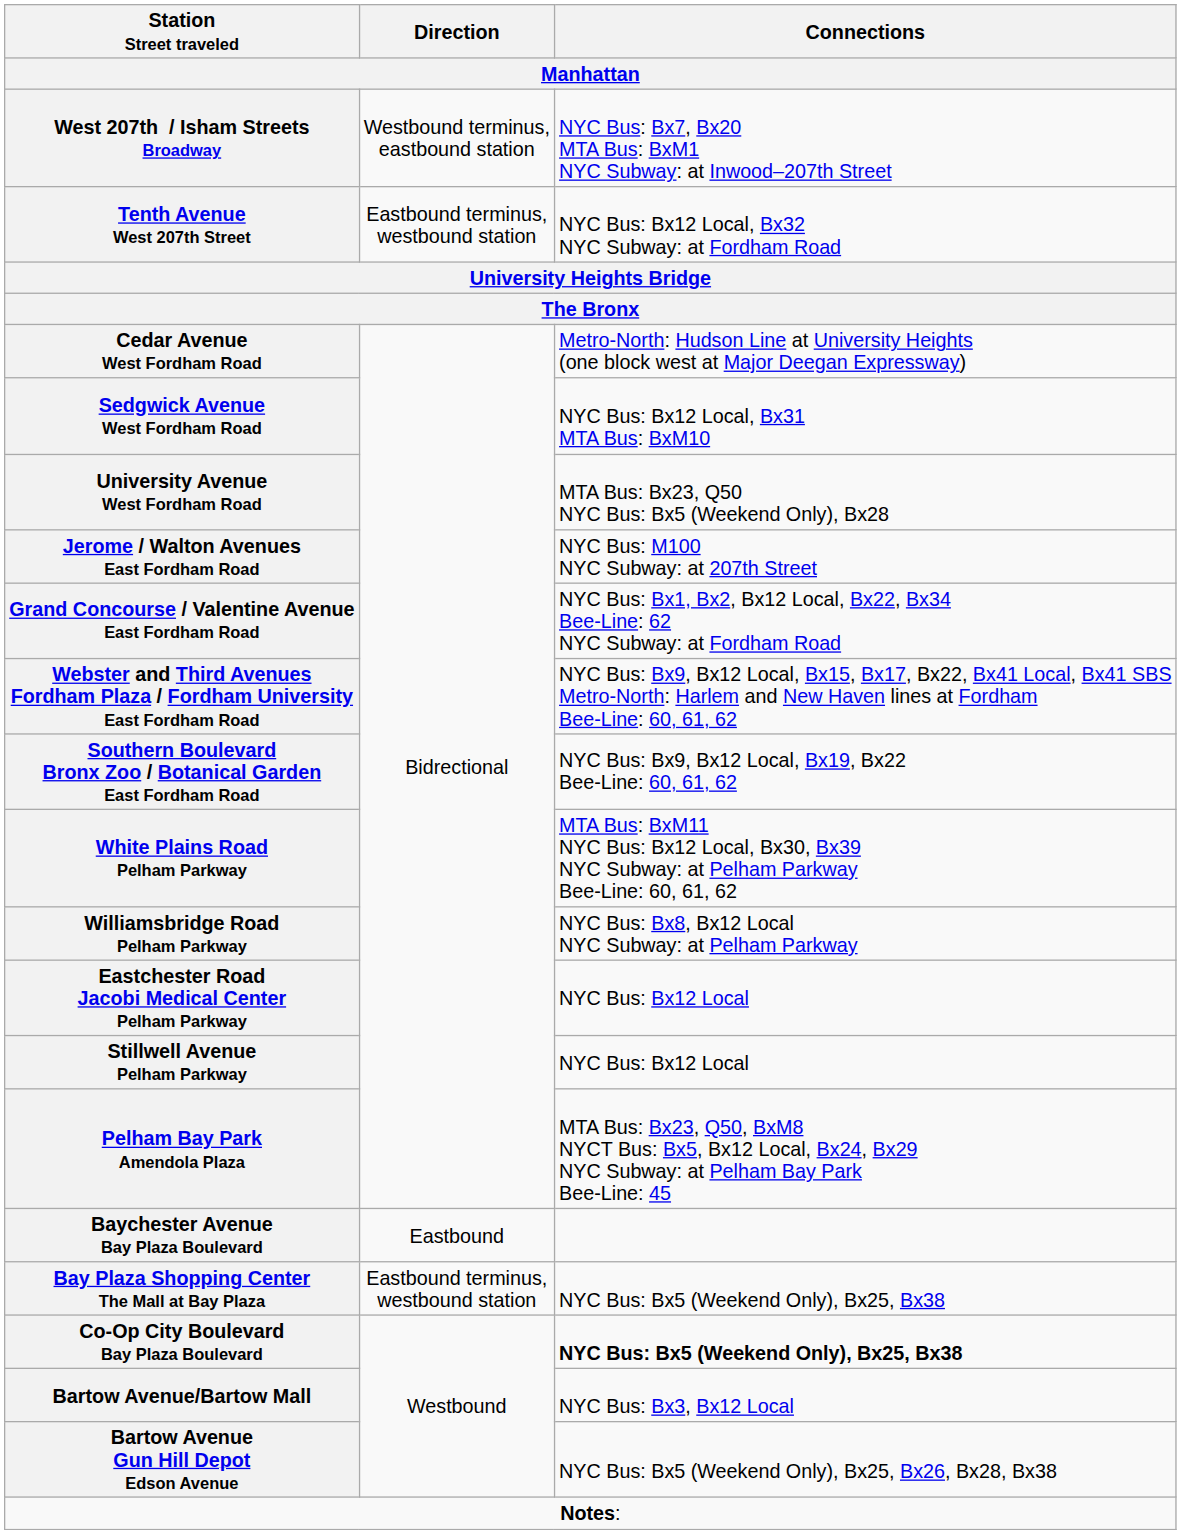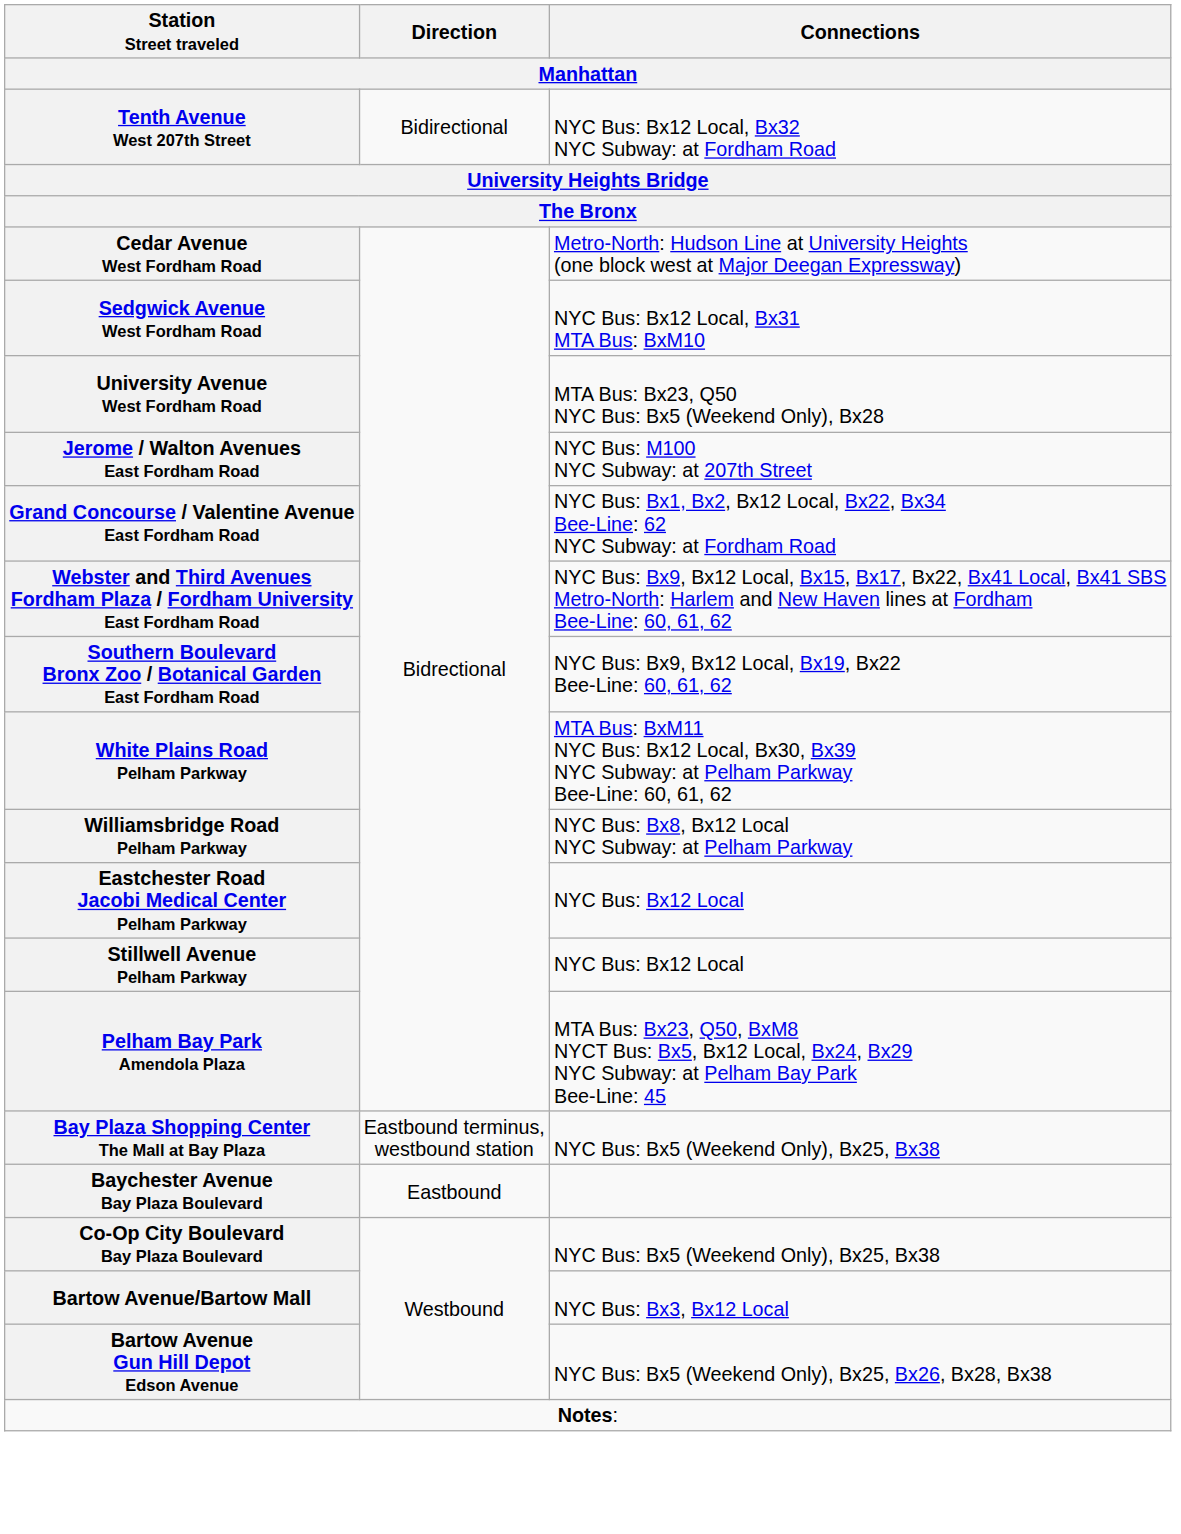- row: (182, 138)
(457, 225) Eastbound terminus, westbound station -> (454, 127) Bidirectional
rows swapped: (182, 1235) <-> (182, 1289)
(761, 1353) bold -> (747, 1256) normal
